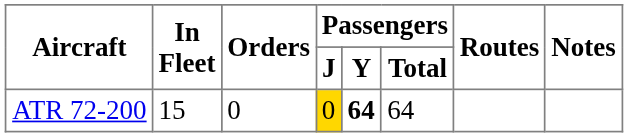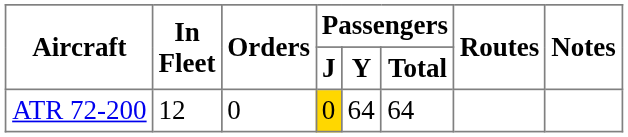(172, 110) 15 -> (172, 110) 12
(361, 110) bold -> (361, 110) normal
